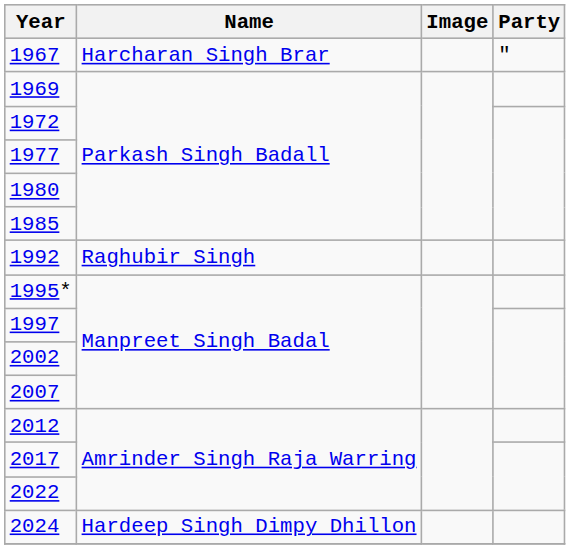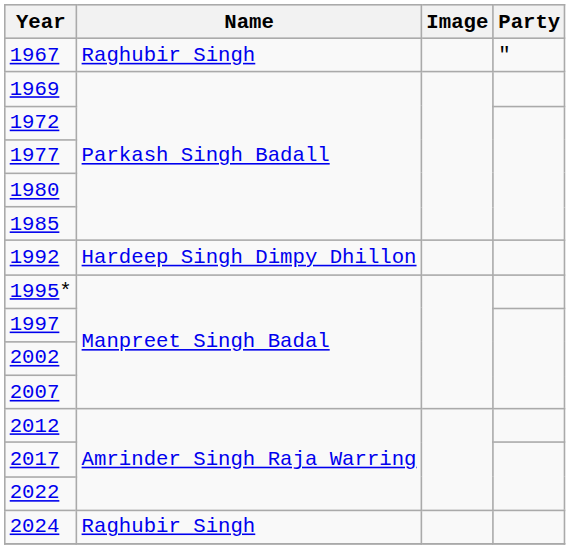(206, 55) Harcharan Singh Brar -> (168, 55) Raghubir Singh
(168, 257) Raghubir Singh -> (249, 257) Hardeep Singh Dimpy Dhillon
(249, 527) Hardeep Singh Dimpy Dhillon -> (168, 527) Raghubir Singh
